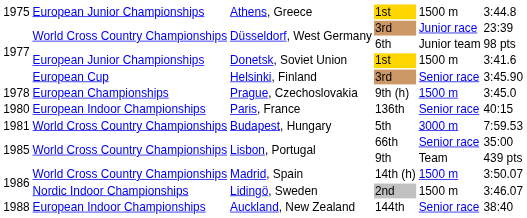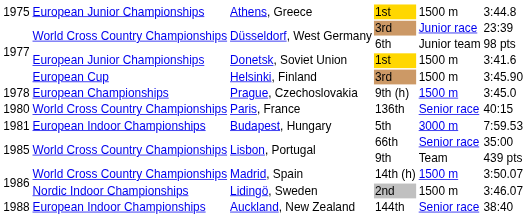(449, 77) Senior race -> (438, 77) 1500 m
(119, 109) European Indoor Championships -> (130, 109) World Cross Country Championships
(130, 125) World Cross Country Championships -> (119, 125) European Indoor Championships
